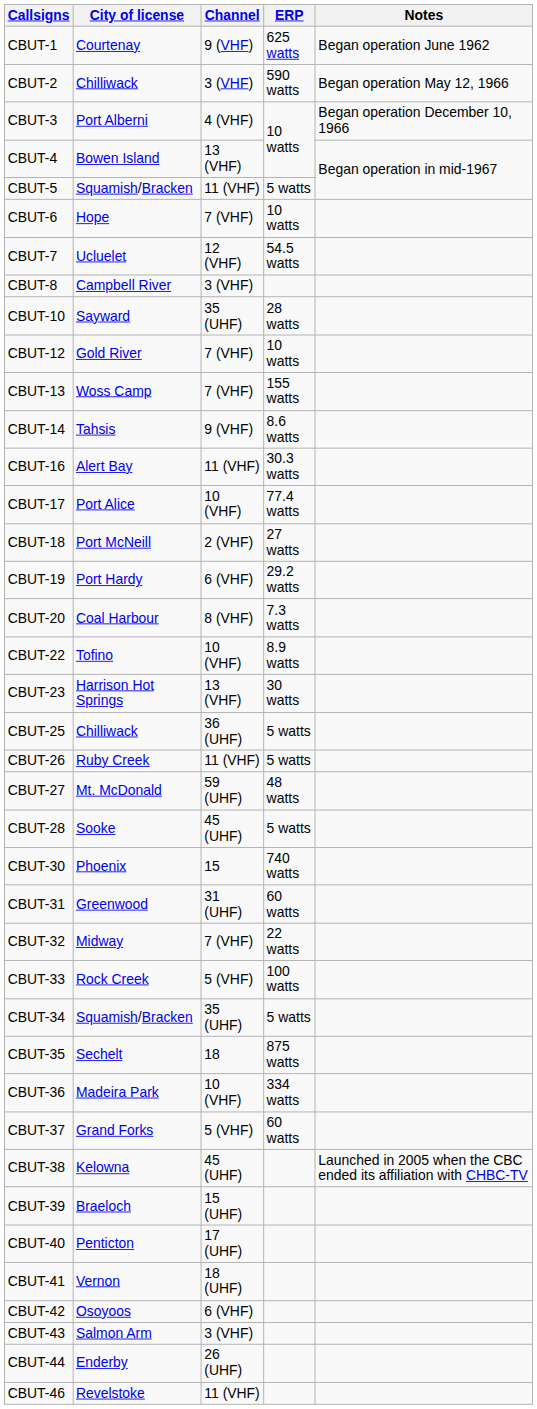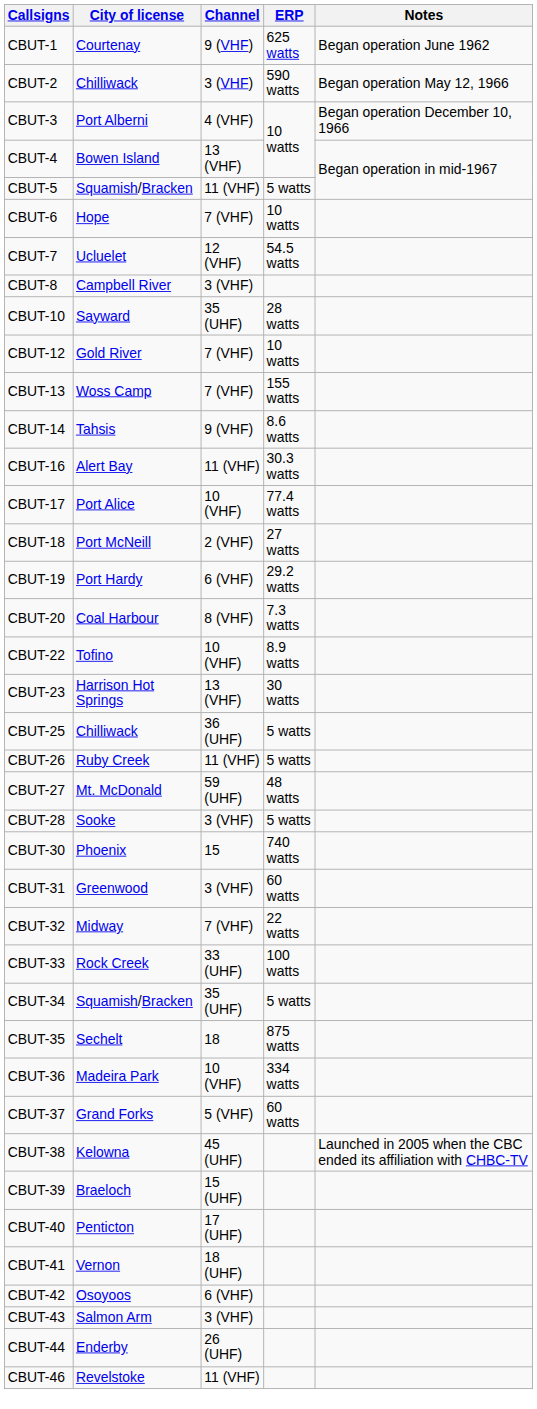(223, 828) 45 (UHF) -> (229, 820) 3 (VHF)
(223, 904) 31 (UHF) -> (229, 888) 3 (VHF)
(229, 979) 5 (VHF) -> (223, 963) 33 (UHF)
